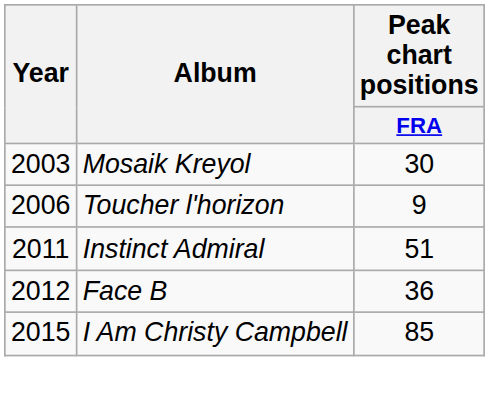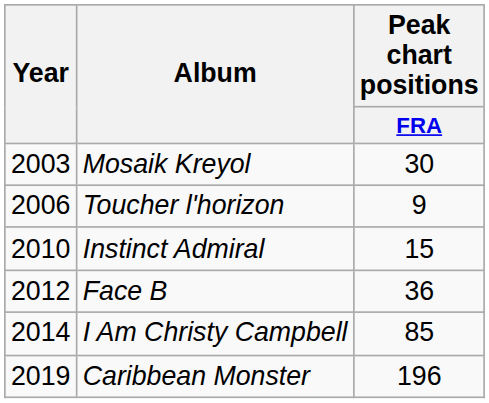(41, 248) 2011 -> (41, 248) 2010
(419, 248) 51 -> (419, 248) 15
(41, 333) 2015 -> (41, 333) 2014
+ row: (196, 375)
